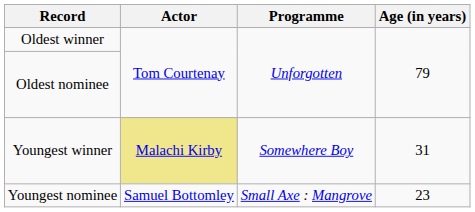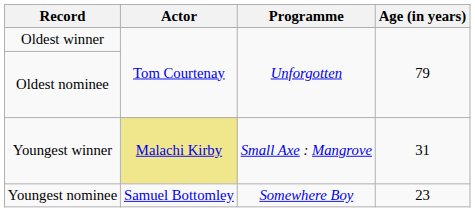(306, 150) Somewhere Boy -> (306, 150) Small Axe : Mangrove
(306, 195) Small Axe : Mangrove -> (306, 195) Somewhere Boy
